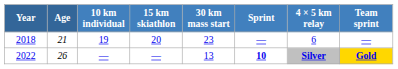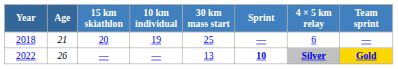columns swapped: (104, 18) <-> (156, 18)
(209, 40) 23 -> (209, 40) 25
